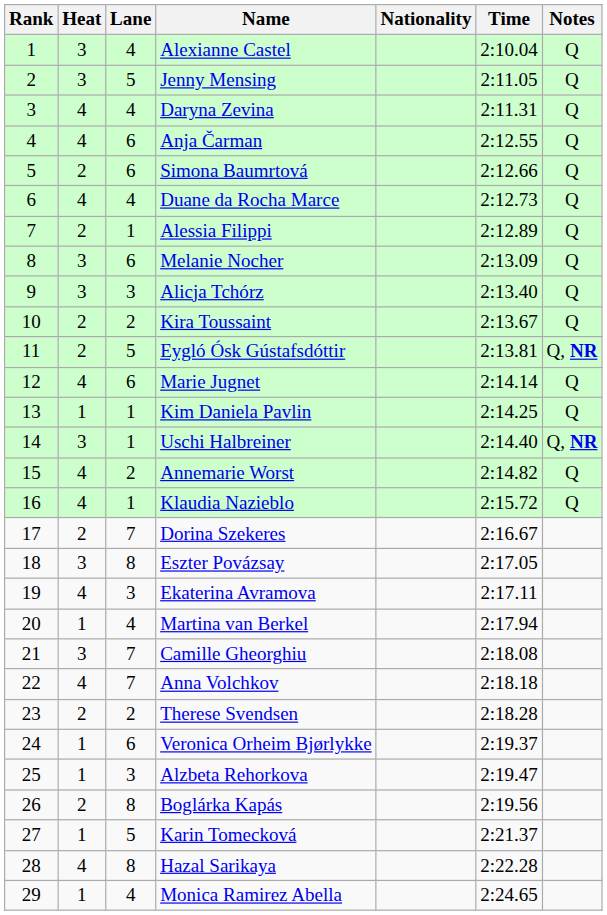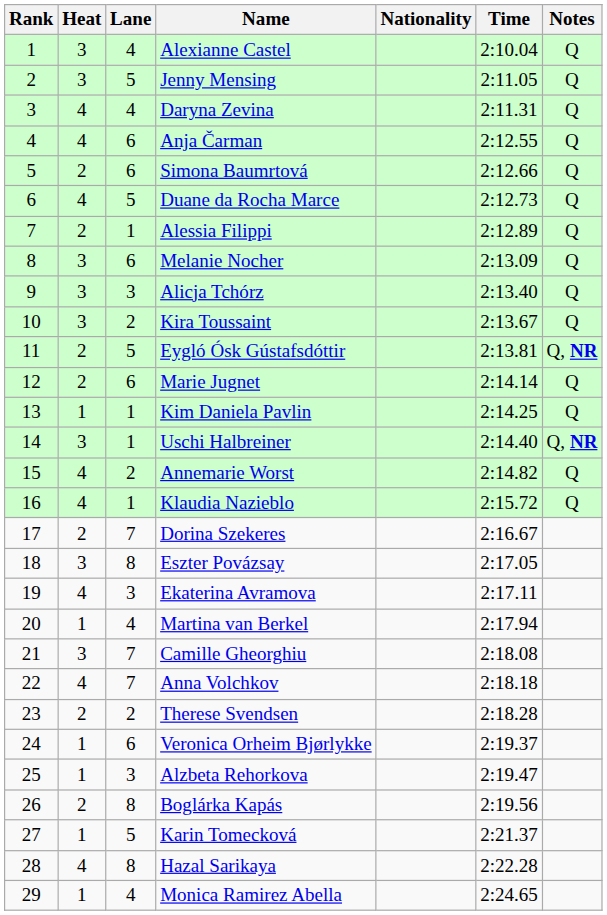(131, 200) 4 -> (131, 200) 5
(82, 321) 2 -> (82, 321) 3
(82, 381) 4 -> (82, 381) 2
